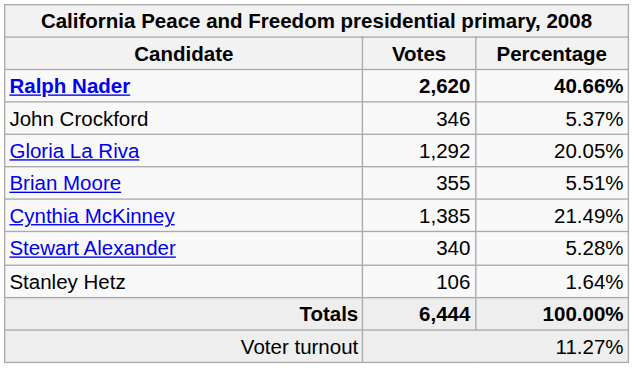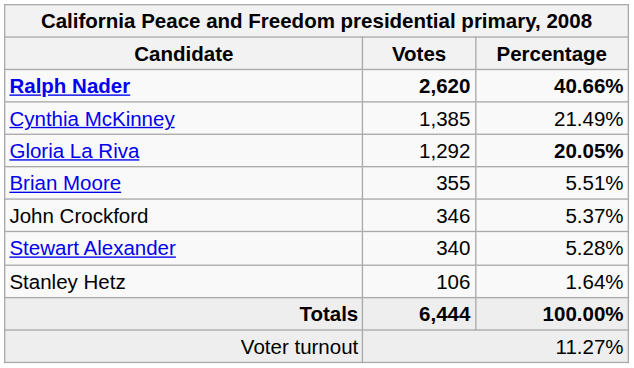rows swapped: (92, 216) <-> (79, 119)
(589, 151) normal -> (589, 151) bold
